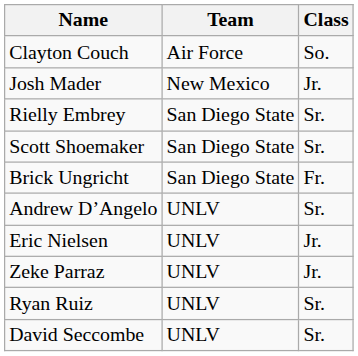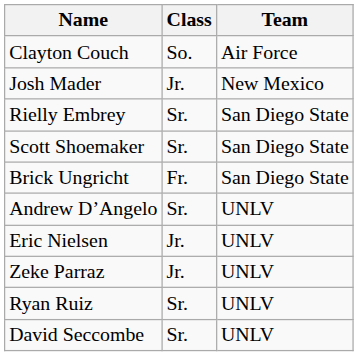columns swapped: (326, 20) <-> (230, 20)
